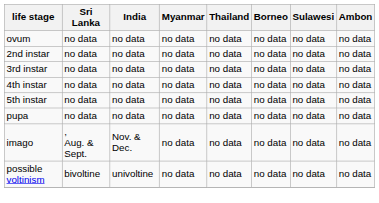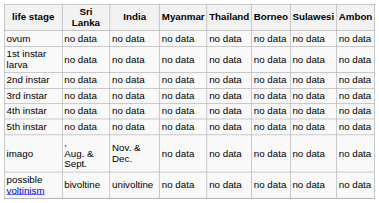+ row: (26, 59)
- row: (17, 116)
